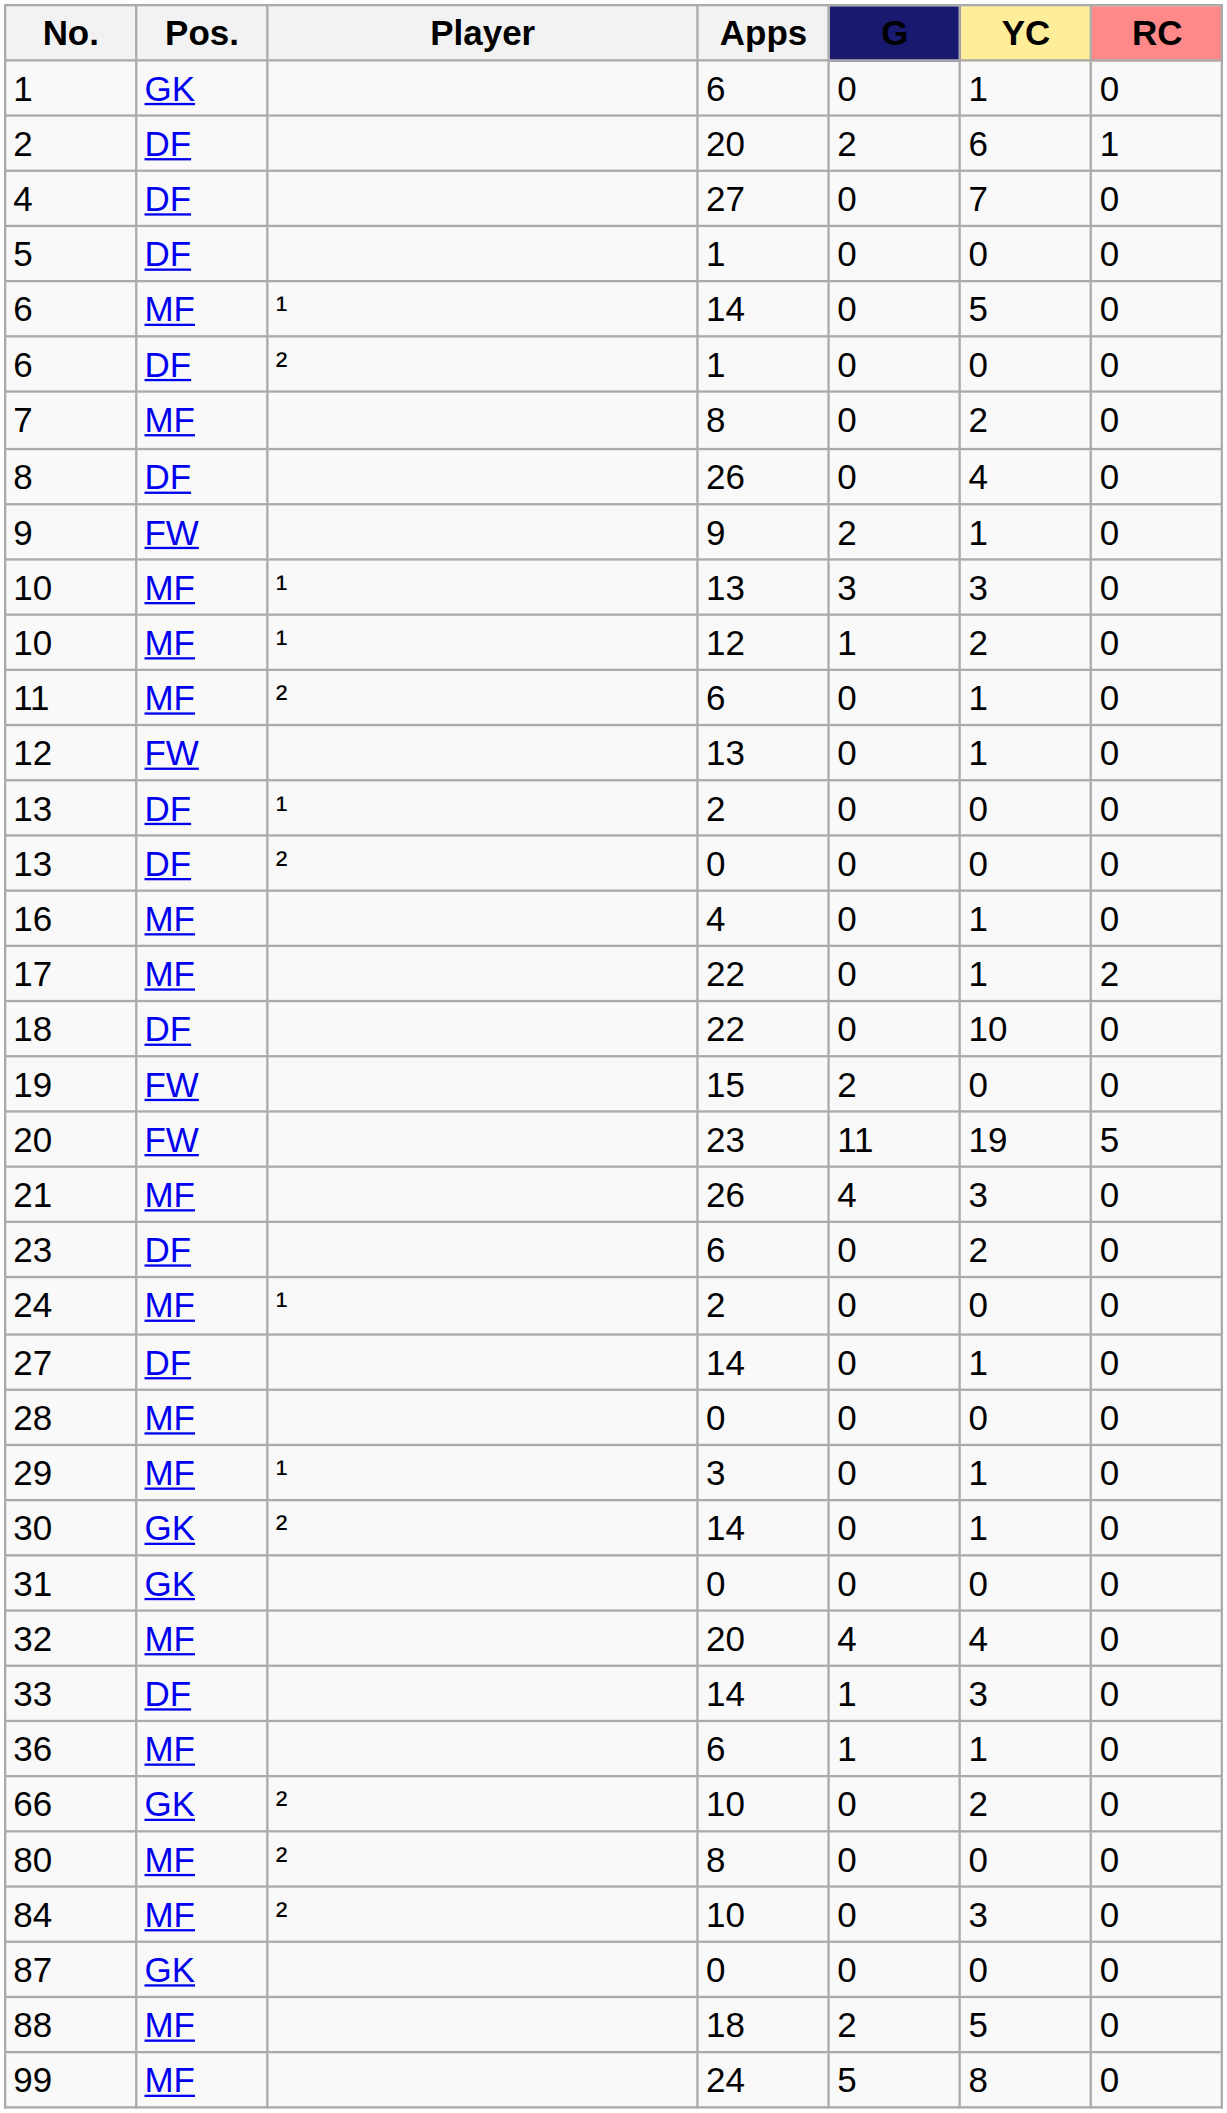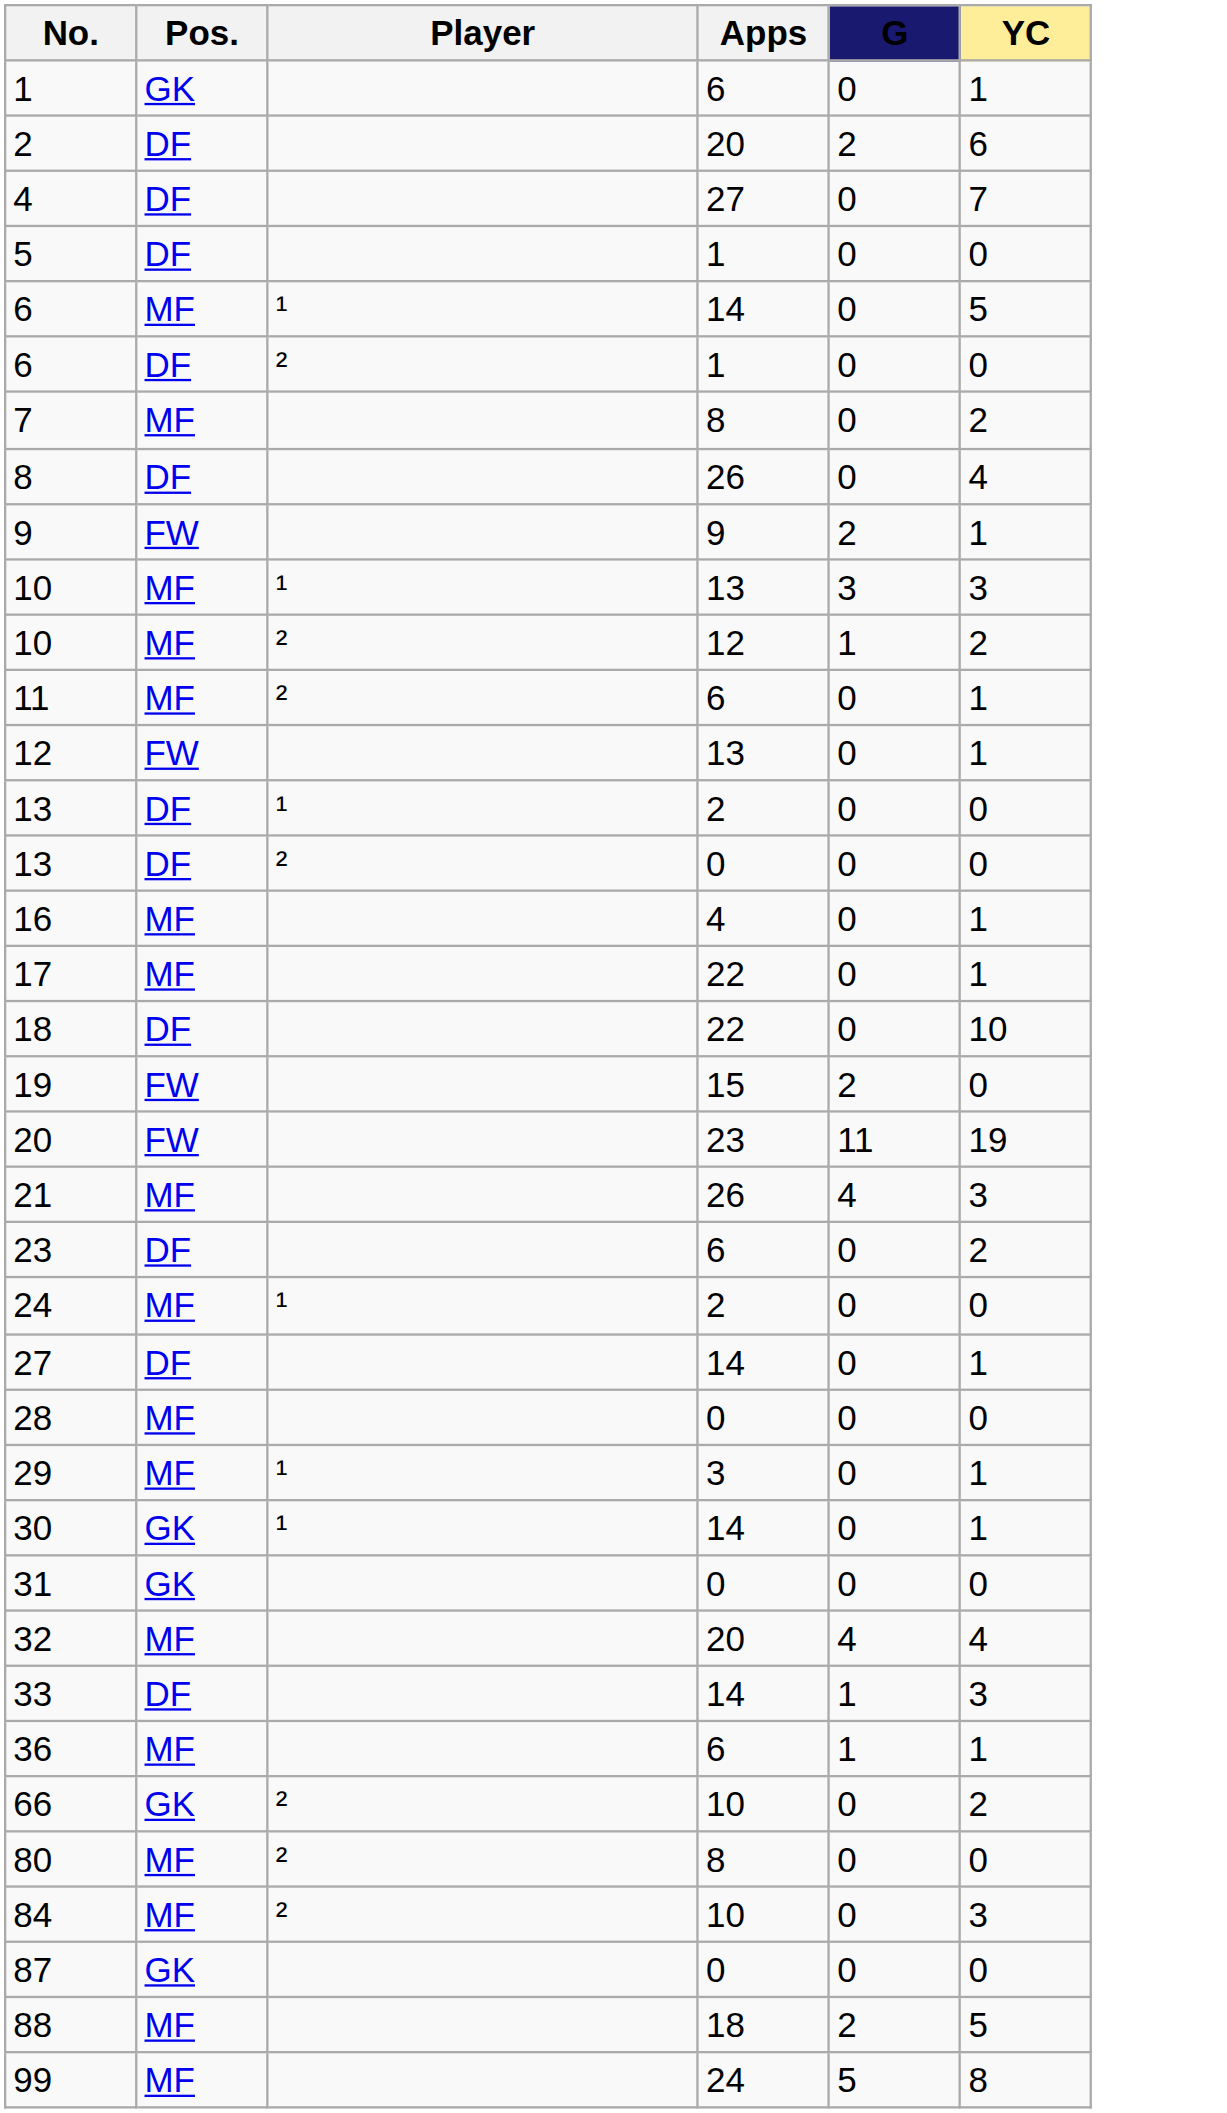- column: (1157, 33)
(282, 642) ¹ -> (282, 642) ²
(282, 1527) ² -> (282, 1527) ¹
